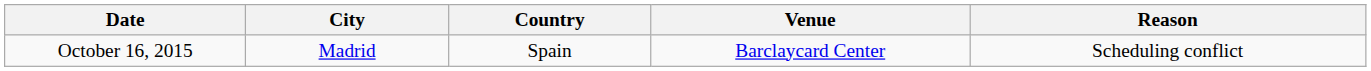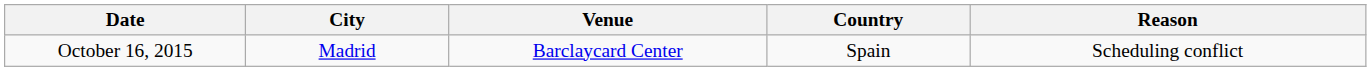columns swapped: (550, 19) <-> (810, 19)
